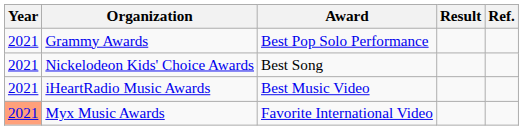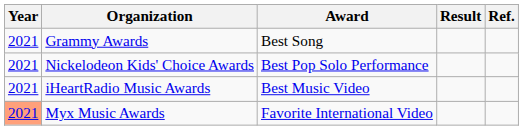(345, 40) Best Pop Solo Performance -> (292, 40) Best Song
(292, 64) Best Song -> (345, 64) Best Pop Solo Performance
